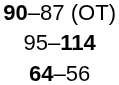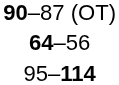rows swapped: (60, 73) <-> (60, 43)
